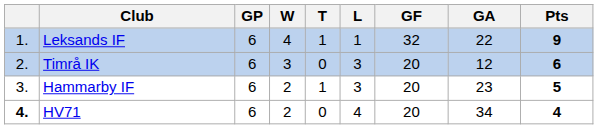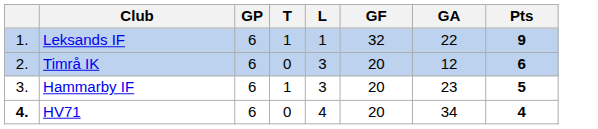- column: (287, 16)
